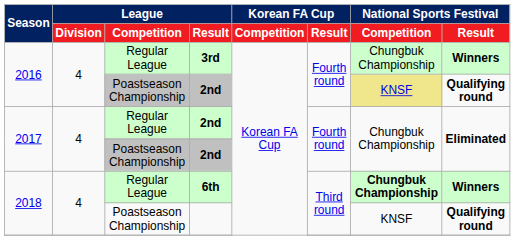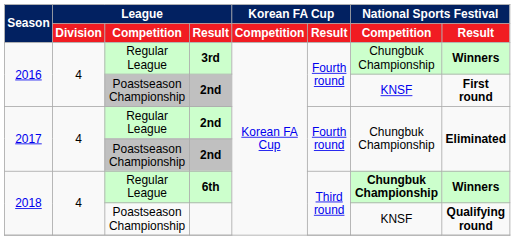(396, 91) khaki background -> (396, 91) no background
(476, 91) Qualifying round -> (476, 91) First round
